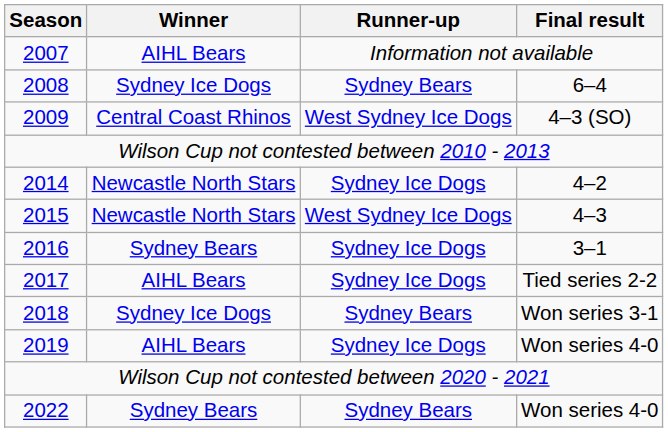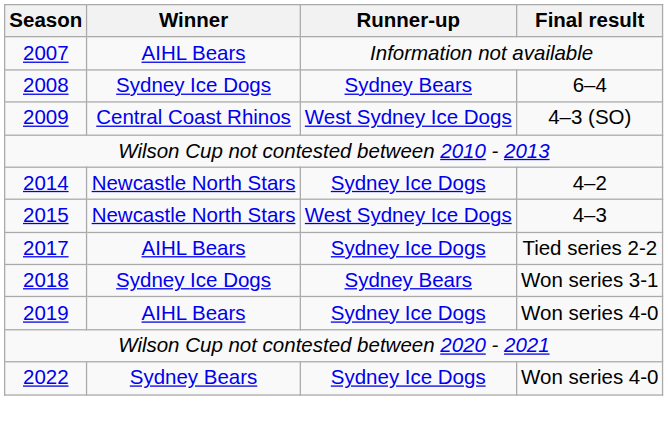- row: (46, 248)
(408, 410) Sydney Bears -> (408, 378) Sydney Ice Dogs
